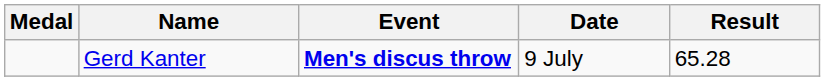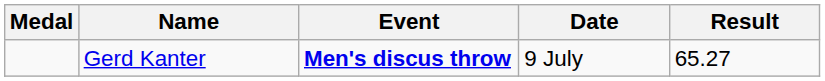(703, 57) 65.28 -> (703, 57) 65.27
